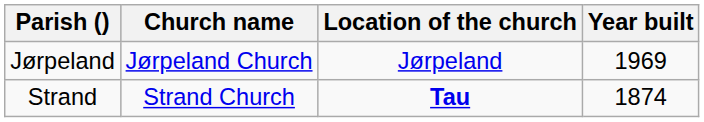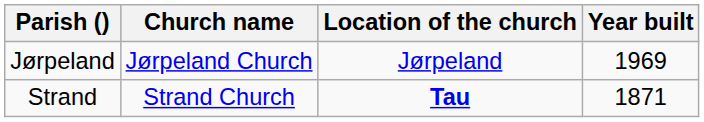(641, 97) 1874 -> (641, 97) 1871
